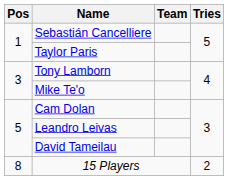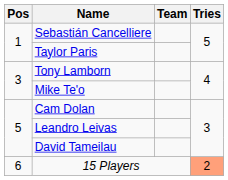(18, 166) 8 -> (18, 166) 6
(207, 166) no background -> (207, 166) lightsalmon background
